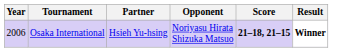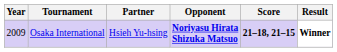(16, 34) 2006 -> (16, 34) 2009
(203, 34) normal -> (205, 34) bold
